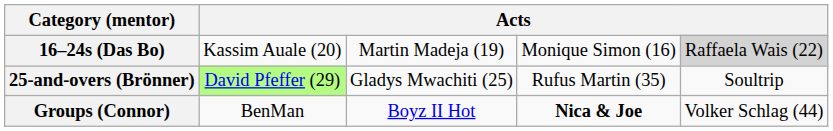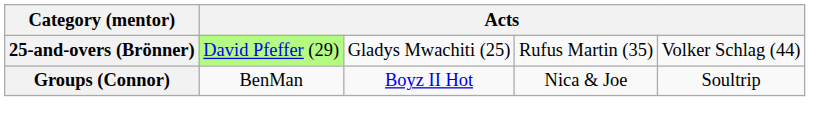- row: (102, 50)
(754, 80) Soultrip -> (731, 50) Volker Schlag (44)
(599, 111) bold -> (586, 80) normal
(754, 111) Volker Schlag (44) -> (731, 80) Soultrip
